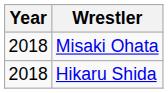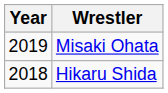(28, 46) 2018 -> (28, 46) 2019
